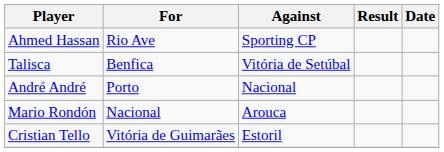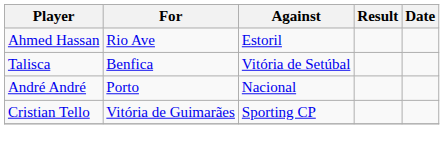(279, 40) Sporting CP -> (262, 40) Estoril
- row: (52, 111)
(262, 135) Estoril -> (279, 111) Sporting CP
